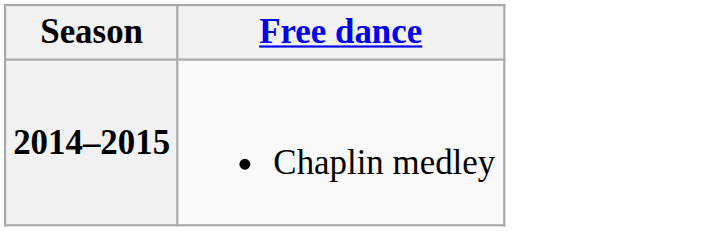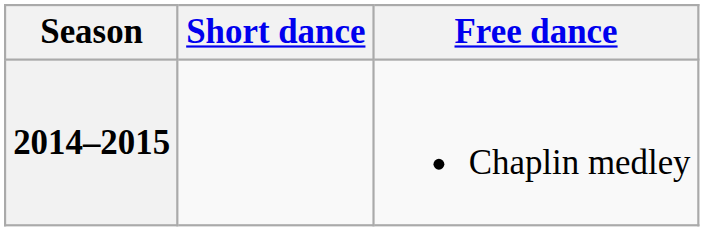+ column: (276, 32)
